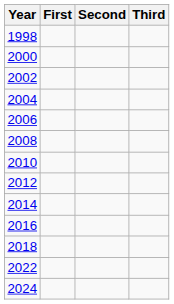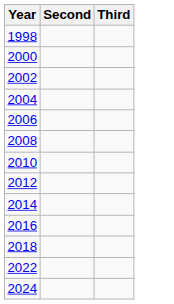- column: (58, 15)
